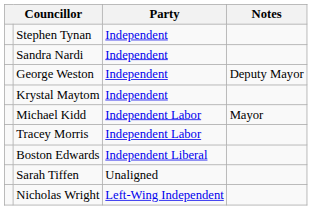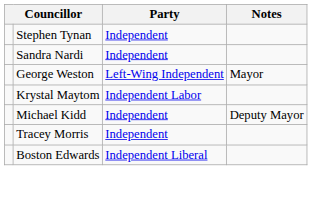(137, 74) Independent -> (165, 74) Left-Wing Independent
(267, 74) Deputy Mayor -> (246, 74) Mayor
(137, 94) Independent -> (153, 94) Independent Labor
(153, 114) Independent Labor -> (137, 114) Independent
(246, 114) Mayor -> (267, 114) Deputy Mayor
(153, 134) Independent Labor -> (137, 134) Independent
- row: (48, 174)
- row: (58, 194)
